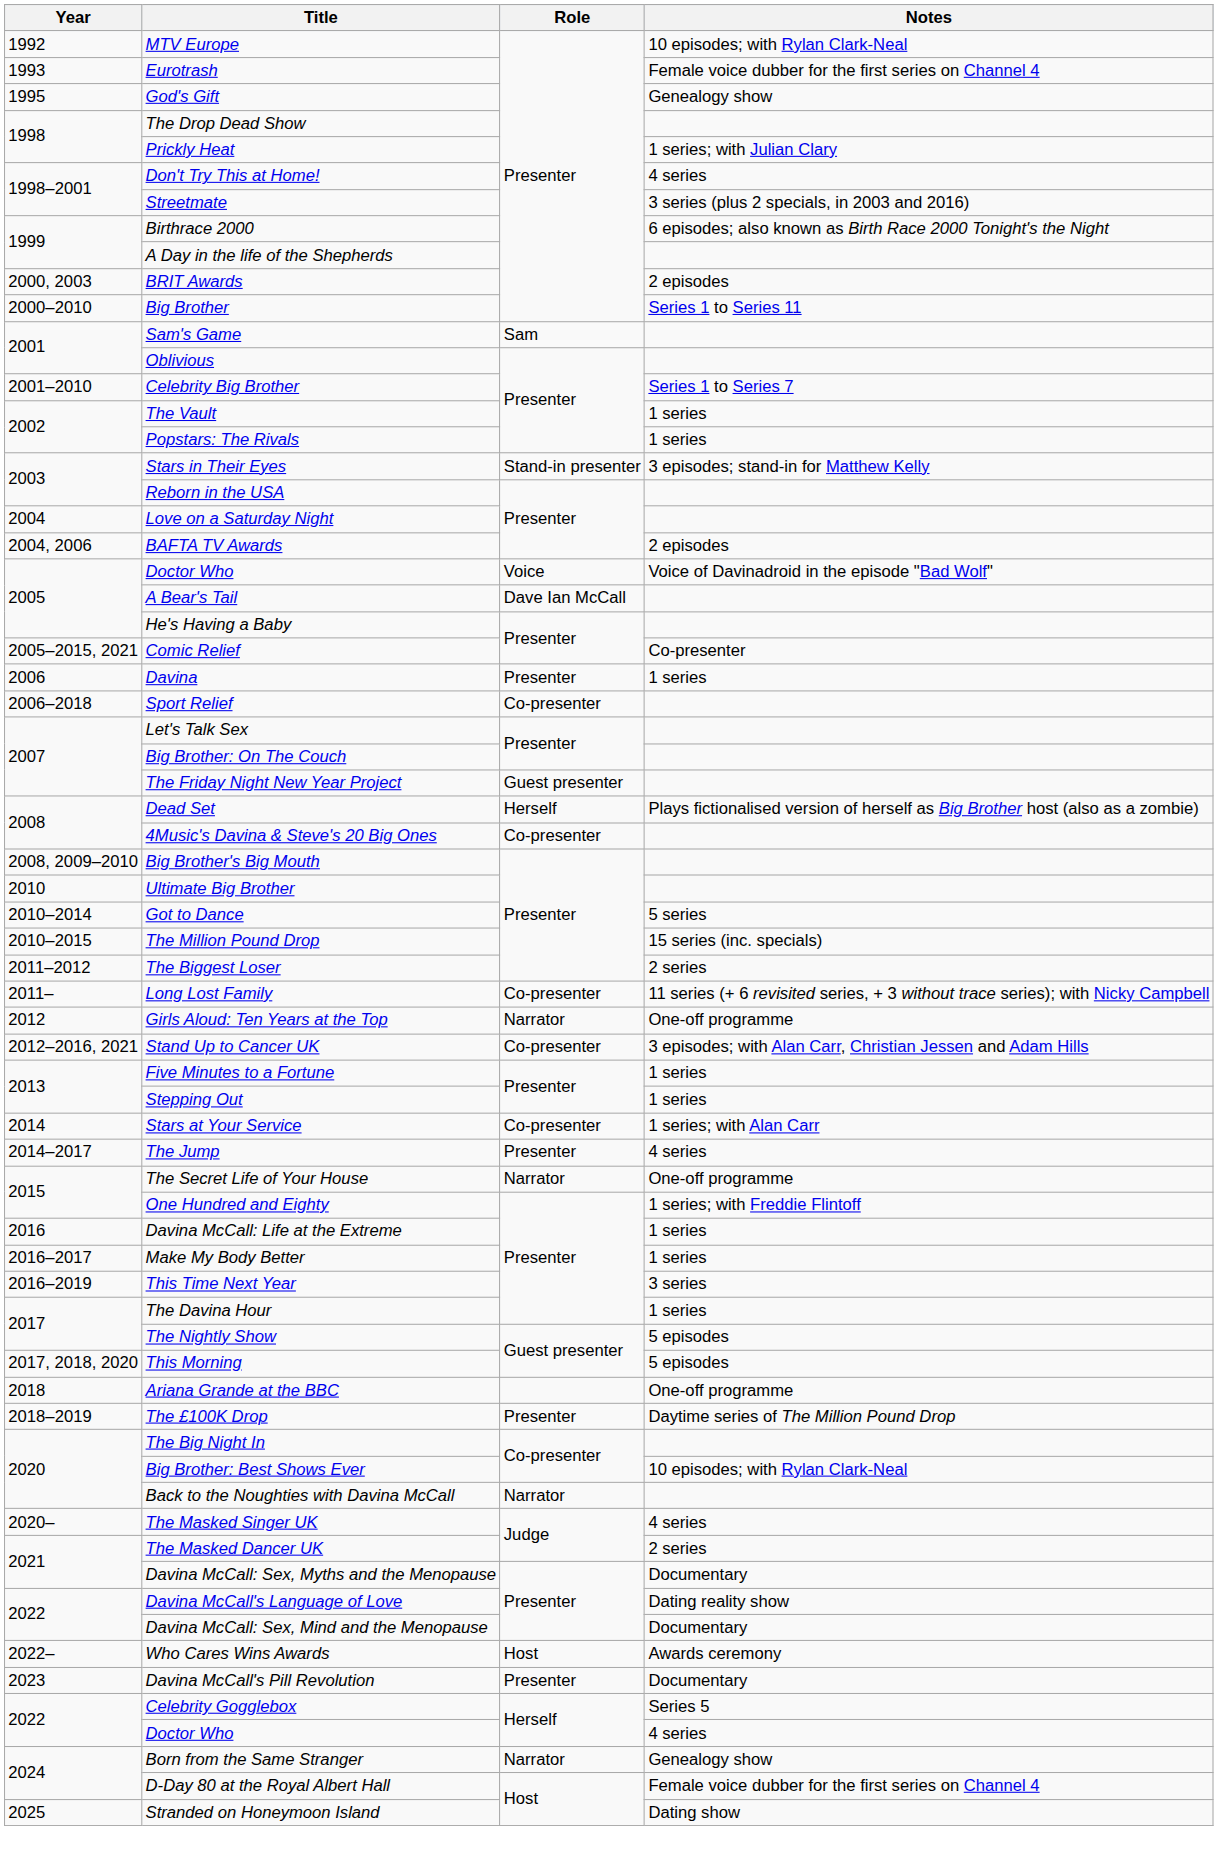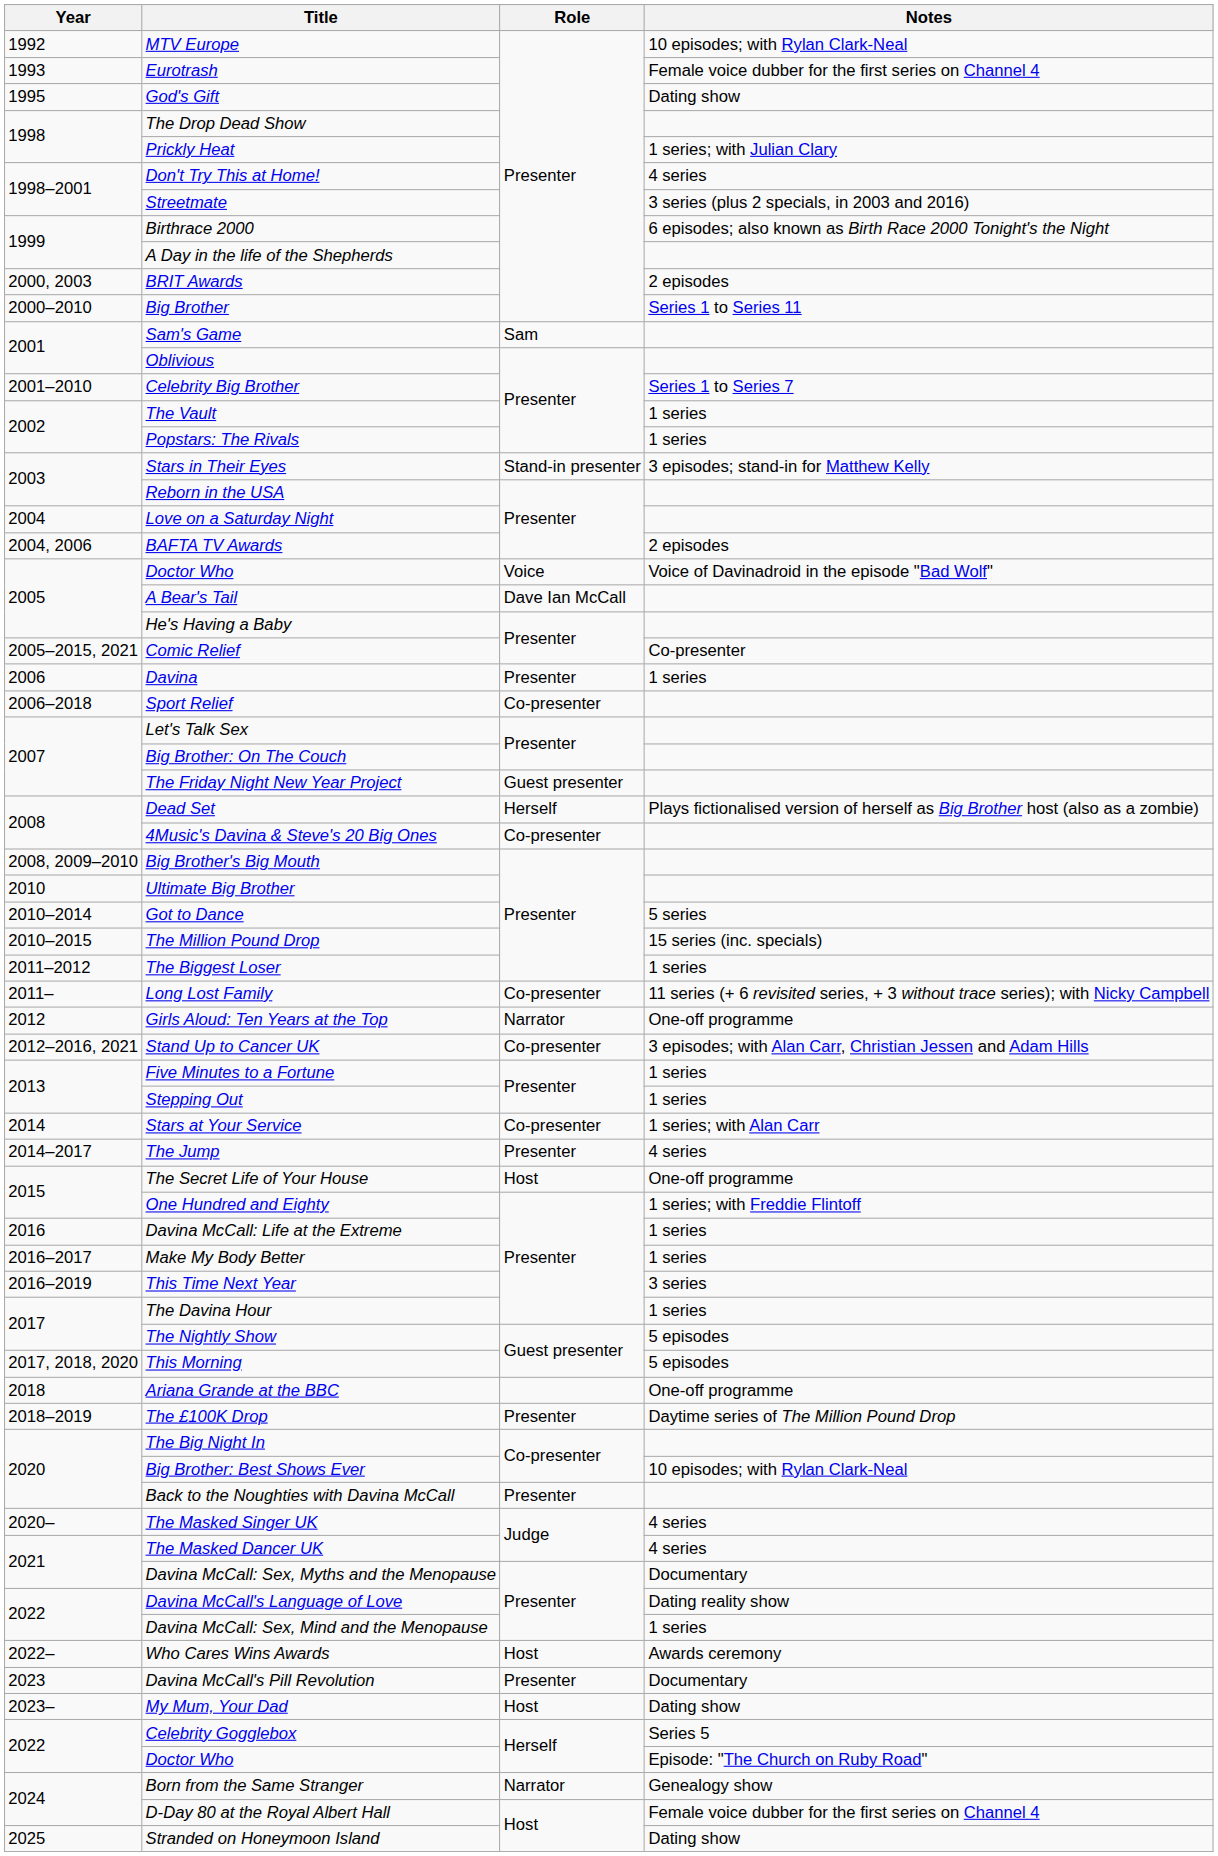(710, 96) Genealogy show -> (694, 96) Dating show
(678, 967) 2 series -> (678, 967) 1 series
(534, 1178) Narrator -> (521, 1178) Host
(534, 1495) Narrator -> (540, 1495) Presenter
(678, 1548) 2 series -> (678, 1548) 4 series
(698, 1627) Documentary -> (678, 1627) 1 series
+ row: (31, 1706)
(678, 1733) 4 series -> (788, 1759) Episode: "The Church on Ruby Road"
